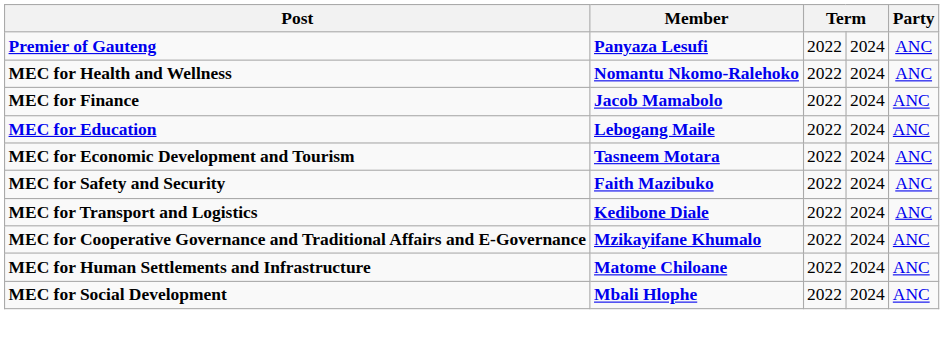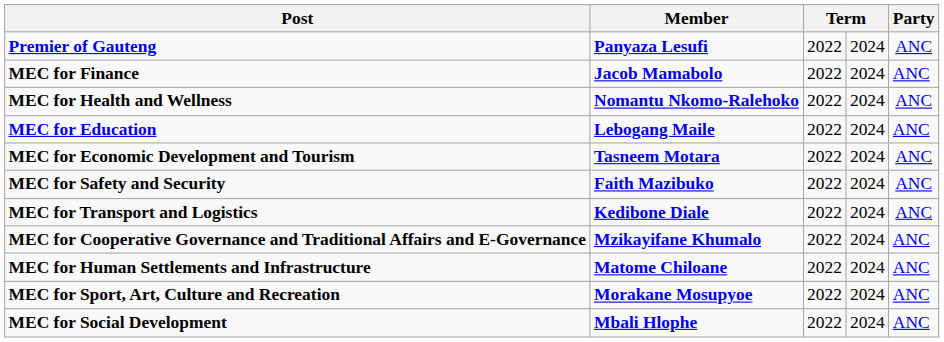rows swapped: (74, 101) <-> (120, 73)
+ row: (174, 294)
